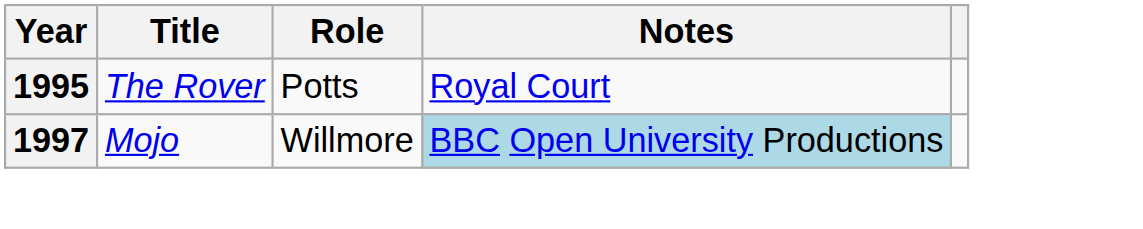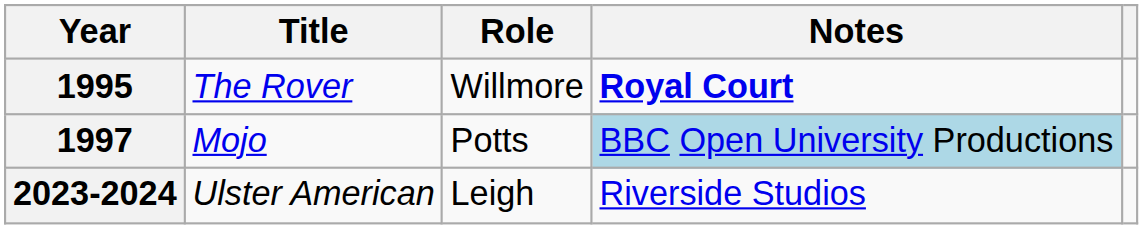(320, 85) Potts -> (517, 85) Willmore
(520, 85) normal -> (697, 85) bold
(347, 140) Willmore -> (490, 140) Potts
+ row: (95, 194)
